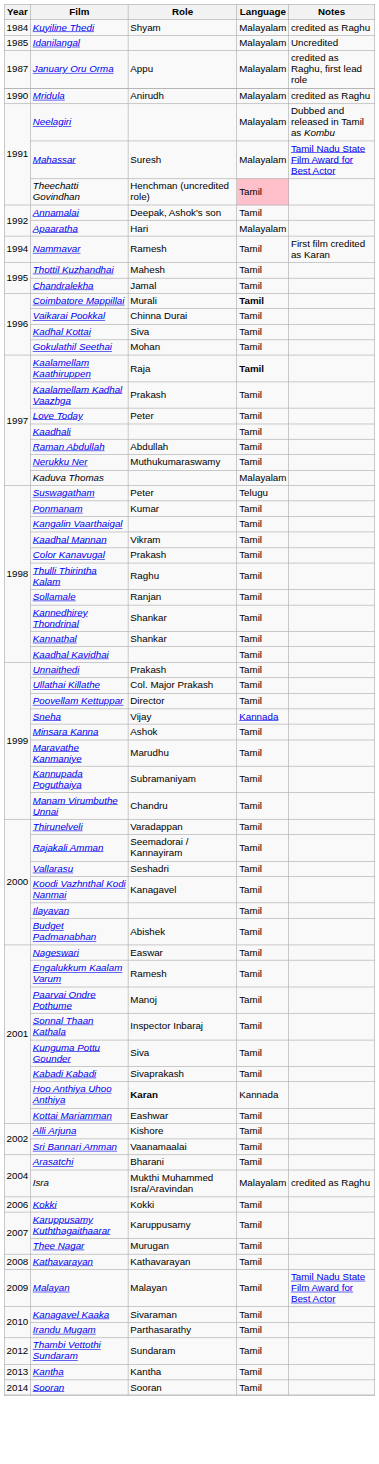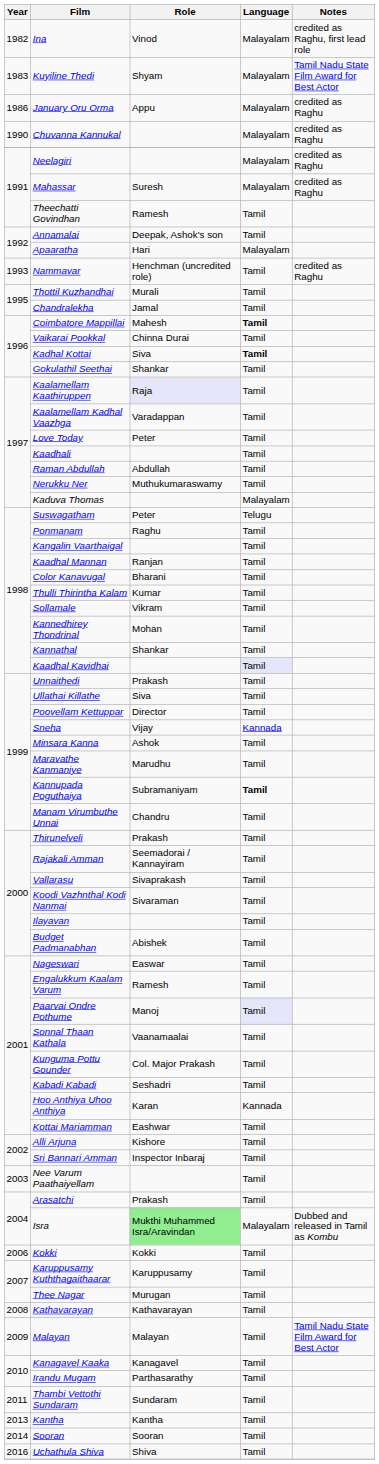+ row: (40, 38)
(17, 27) 1984 -> (17, 76) 1983
(331, 27) credited as Raghu -> (331, 76) Tamil Nadu State Film Award for Best Actor
- row: (56, 43)
(17, 69) 1987 -> (17, 108) 1986
(326, 69) credited as Raghu, first lead role -> (318, 108) credited as Raghu
+ row: (77, 134)
- row: (49, 96)
(327, 122) Dubbed and released in Tamil as Kombu -> (318, 161) credited as Raghu
(328, 160) Tamil Nadu State Film Award for Best Actor -> (318, 187) credited as Raghu
(180, 191) Henchman (uncredited role) -> (150, 213) Ramesh
(251, 191) pink background -> (254, 213) no background
(17, 249) 1994 -> (17, 271) 1993
(148, 249) Ramesh -> (181, 271) Henchman (uncredited role)
(328, 249) First film credited as Karan -> (318, 271) credited as Raghu
(148, 270) Mahesh -> (145, 292) Murali
(144, 301) Murali -> (149, 323) Mahesh
(251, 332) normal -> (255, 354) bold
(145, 347) Mohan -> (150, 369) Shankar
(140, 368) no background -> (142, 390) lavender background
(252, 368) bold -> (254, 390) normal
(148, 395) Prakash -> (158, 417) Varadappan
(145, 509) Kumar -> (146, 530) Raghu
(145, 539) Vikram -> (147, 561) Ranjan
(148, 555) Prakash -> (149, 577) Bharani
(145, 576) Raghu -> (146, 592) Kumar
(146, 597) Ranjan -> (147, 608) Vikram
(148, 618) Shankar -> (147, 629) Mohan
(251, 654) no background -> (254, 665) lavender background
(172, 685) Col. Major Prakash -> (142, 696) Siva
(251, 779) normal -> (255, 790) bold
(157, 827) Varadappan -> (150, 838) Prakash
(150, 868) Seshadri -> (159, 879) Sivaprakash
(153, 889) Kanagavel -> (155, 900) Sivaraman
(251, 1000) no background -> (254, 1011) lavender background
(167, 1026) Inspector Inbaraj -> (160, 1037) Vaanamaalai
(140, 1053) Siva -> (174, 1064) Col. Major Prakash
(157, 1074) Sivaprakash -> (151, 1085) Seshadri
(144, 1095) bold -> (145, 1106) normal
(158, 1147) Vaanamaalai -> (168, 1158) Inspector Inbaraj
+ row: (63, 1179)
(147, 1162) Bharani -> (150, 1199) Prakash
(172, 1183) no background -> (174, 1226) lightgreen background
(331, 1183) credited as Raghu -> (331, 1226) Dubbed and released in Tamil as Kombu
(154, 1314) Sivaraman -> (155, 1363) Kanagavel
(17, 1351) 2012 -> (17, 1399) 2011
+ row: (68, 1451)
